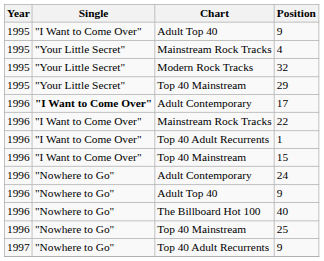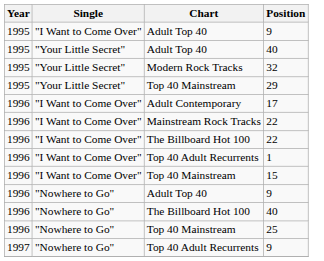+ row: (177, 49)
- row: (214, 49)
(94, 103) bold -> (88, 103) normal
+ row: (198, 139)
- row: (204, 175)
